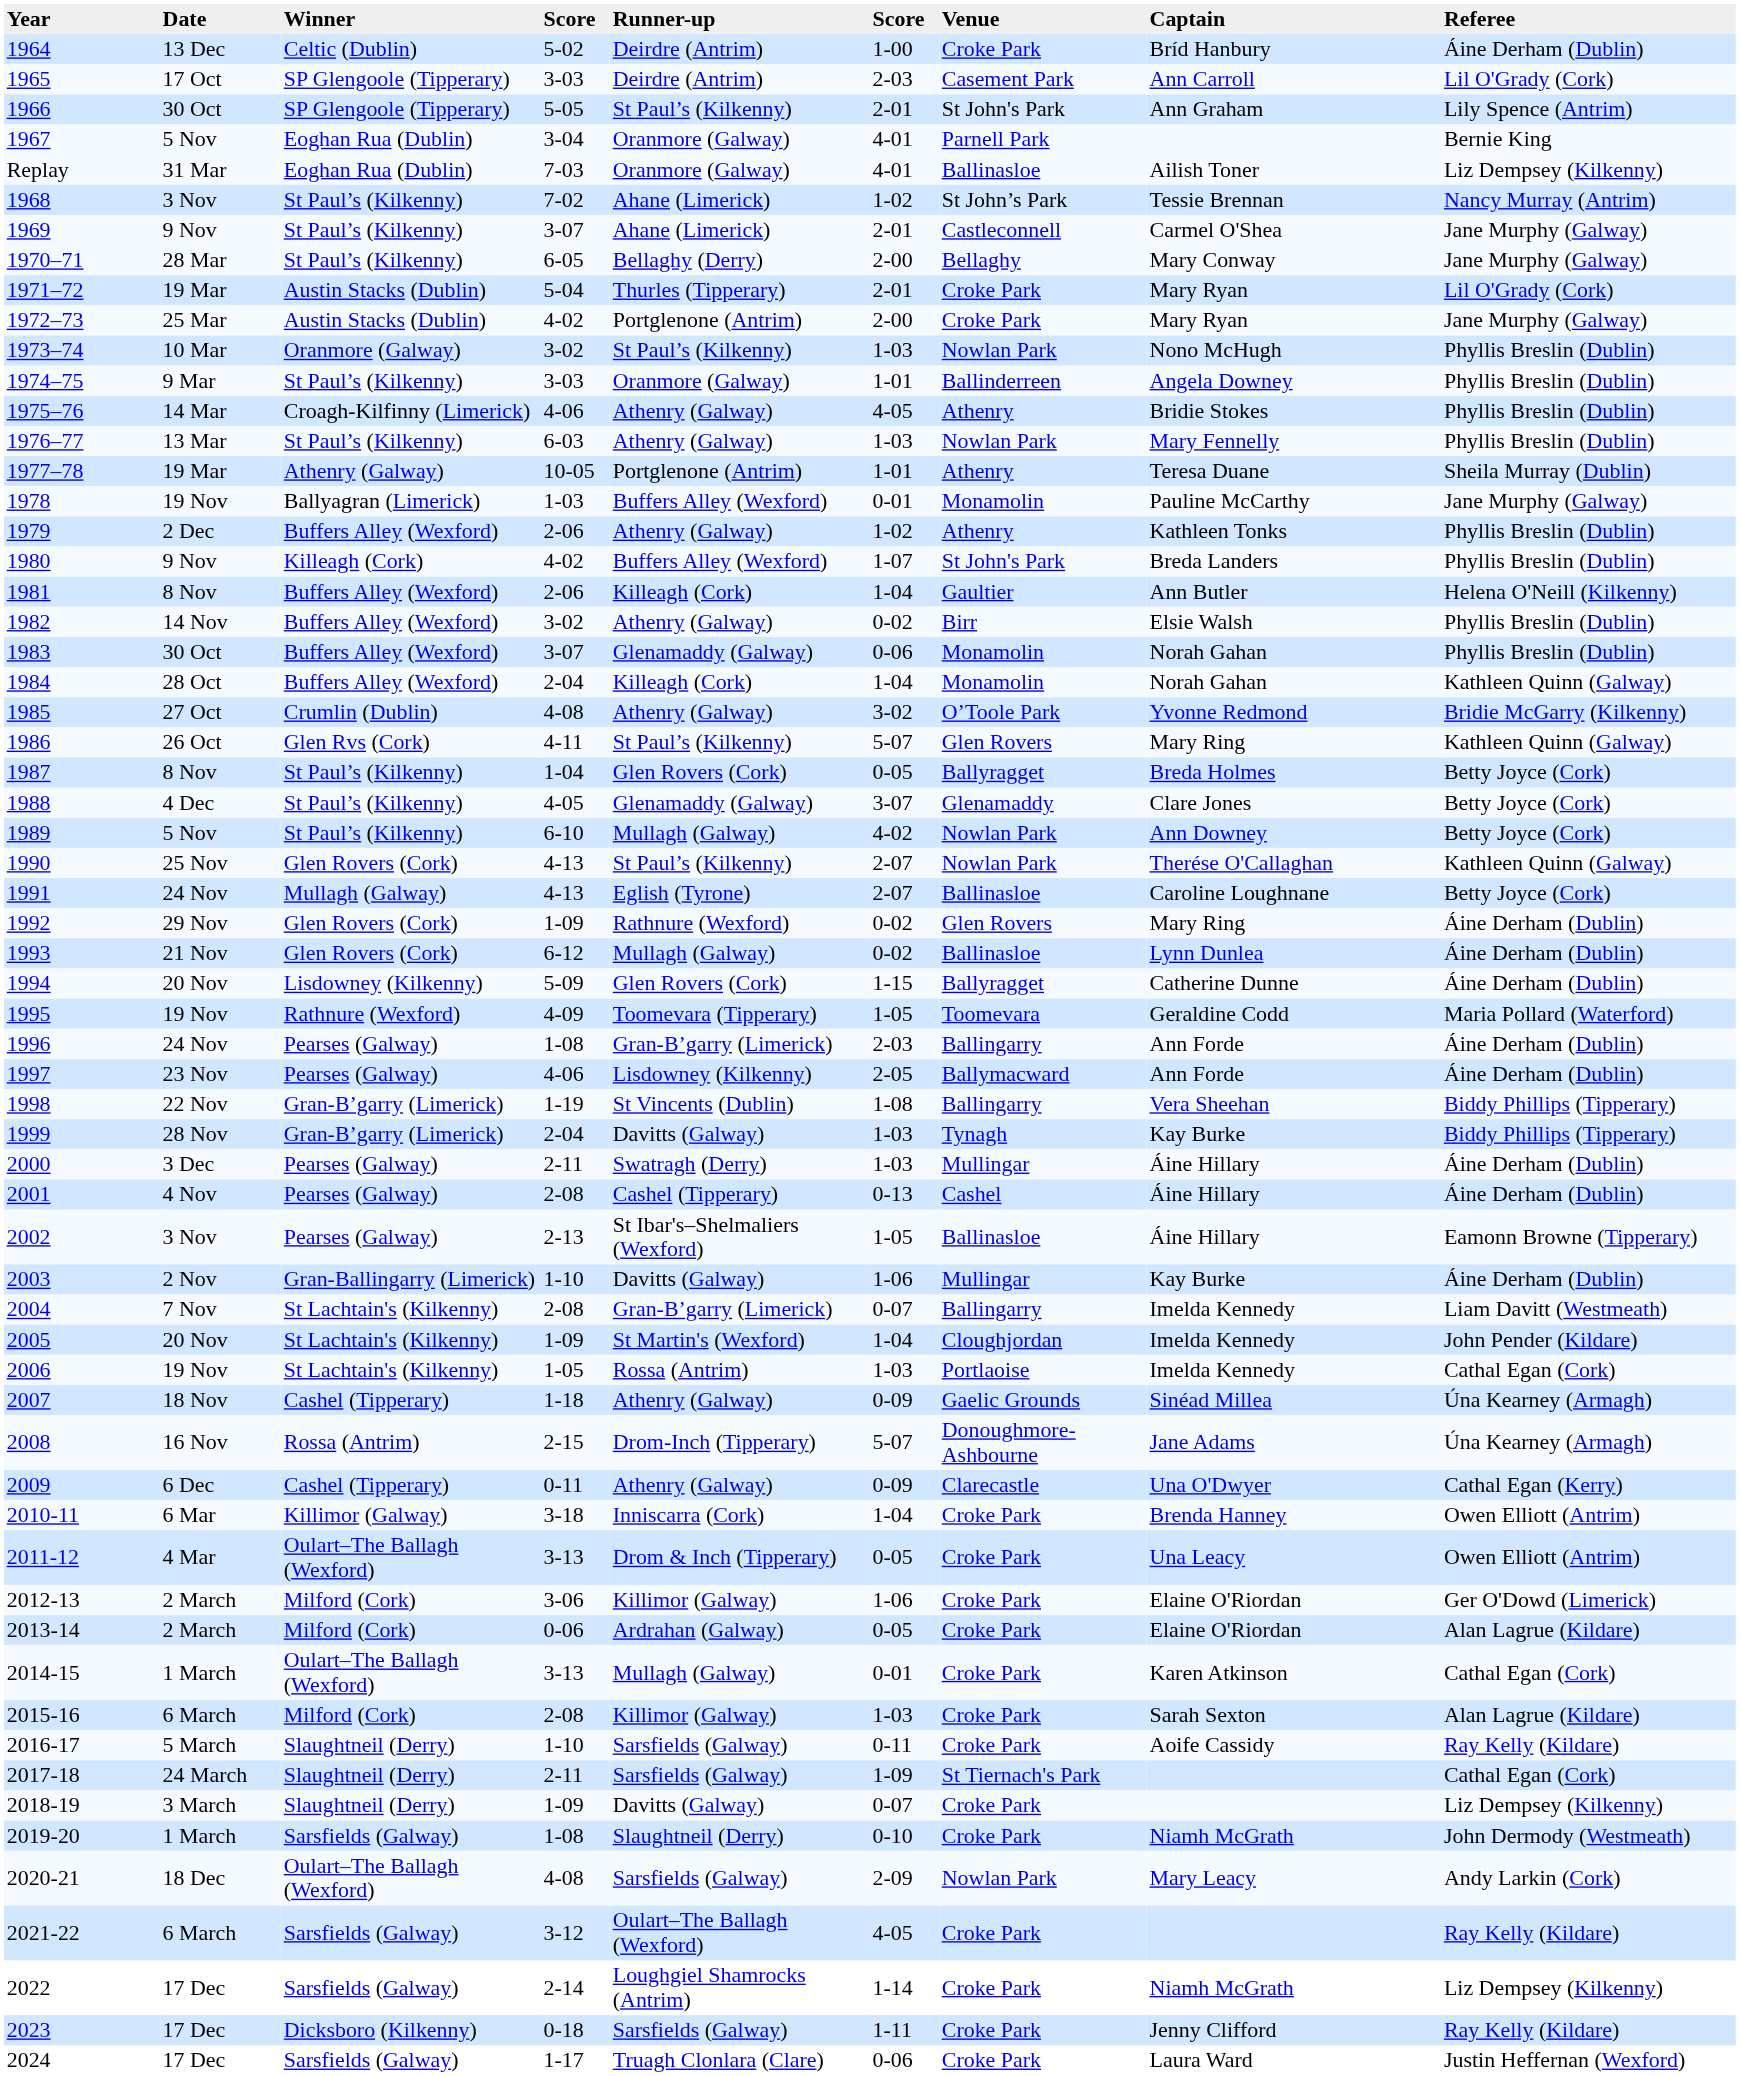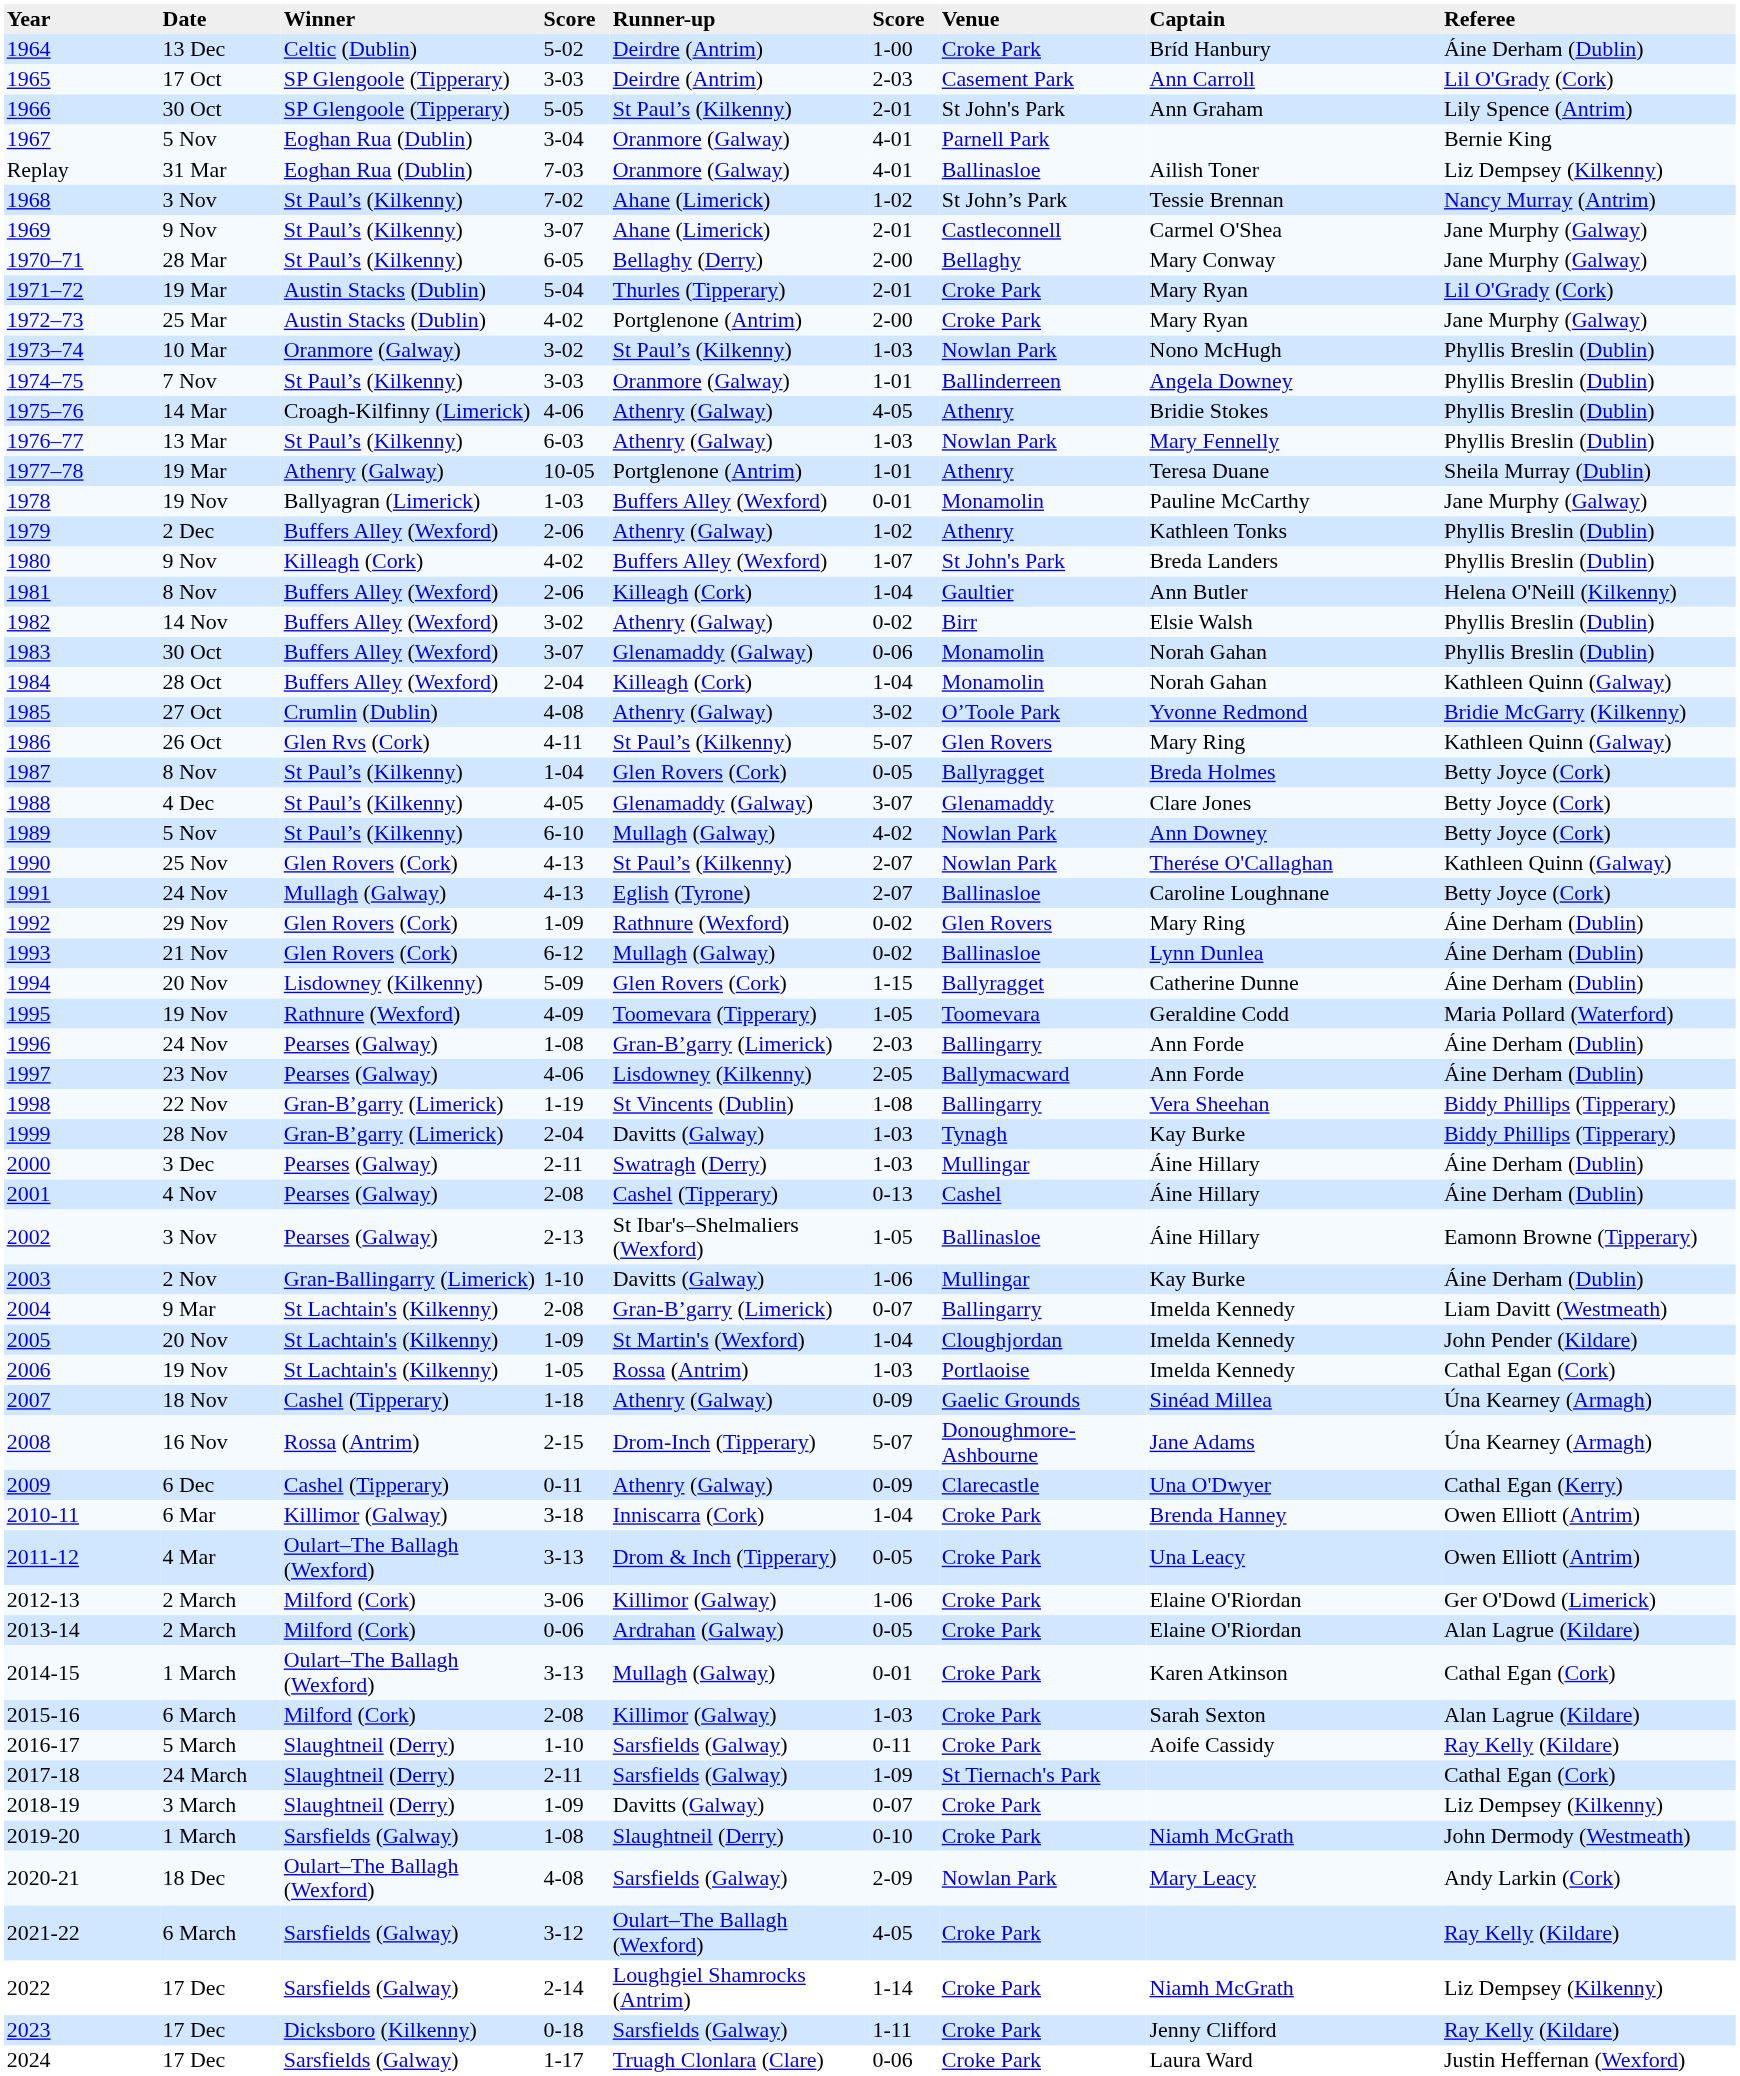(189, 380) 9 Mar -> (190, 380) 7 Nov
(190, 1309) 7 Nov -> (189, 1309) 9 Mar
